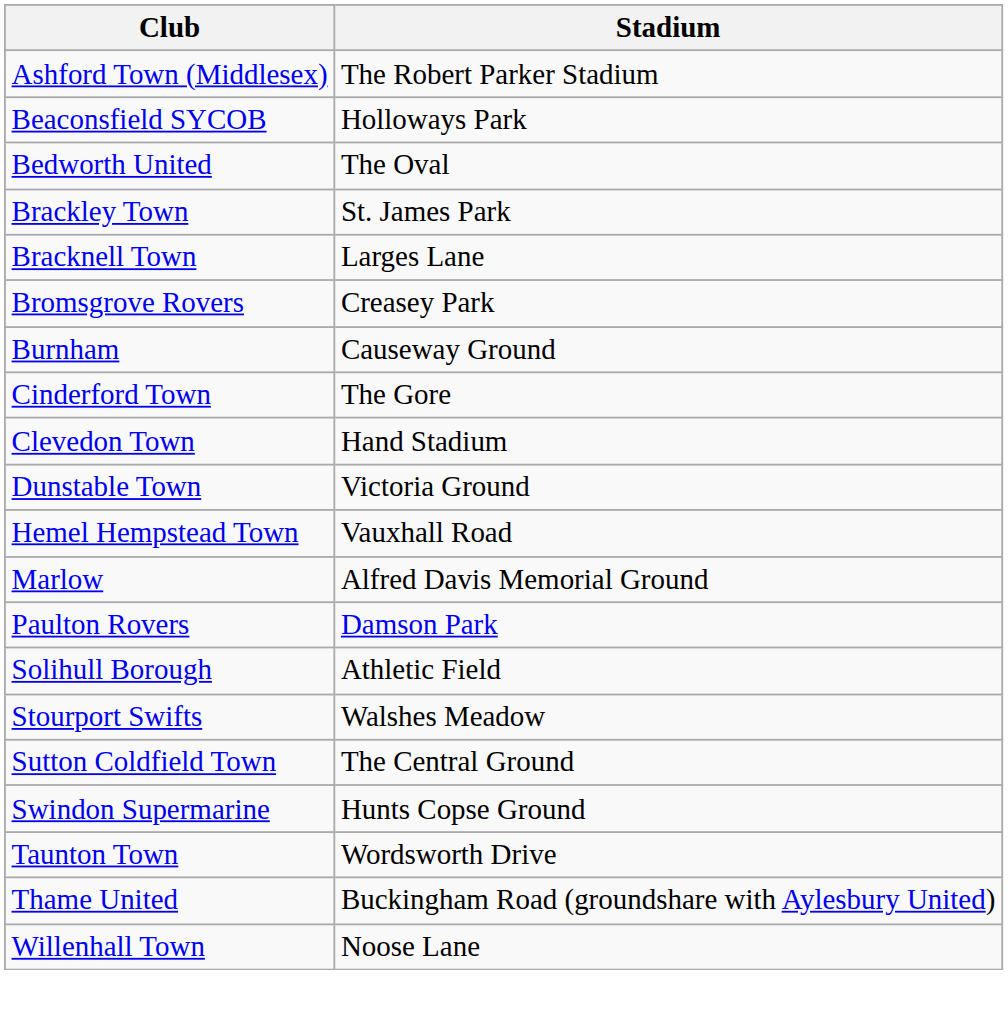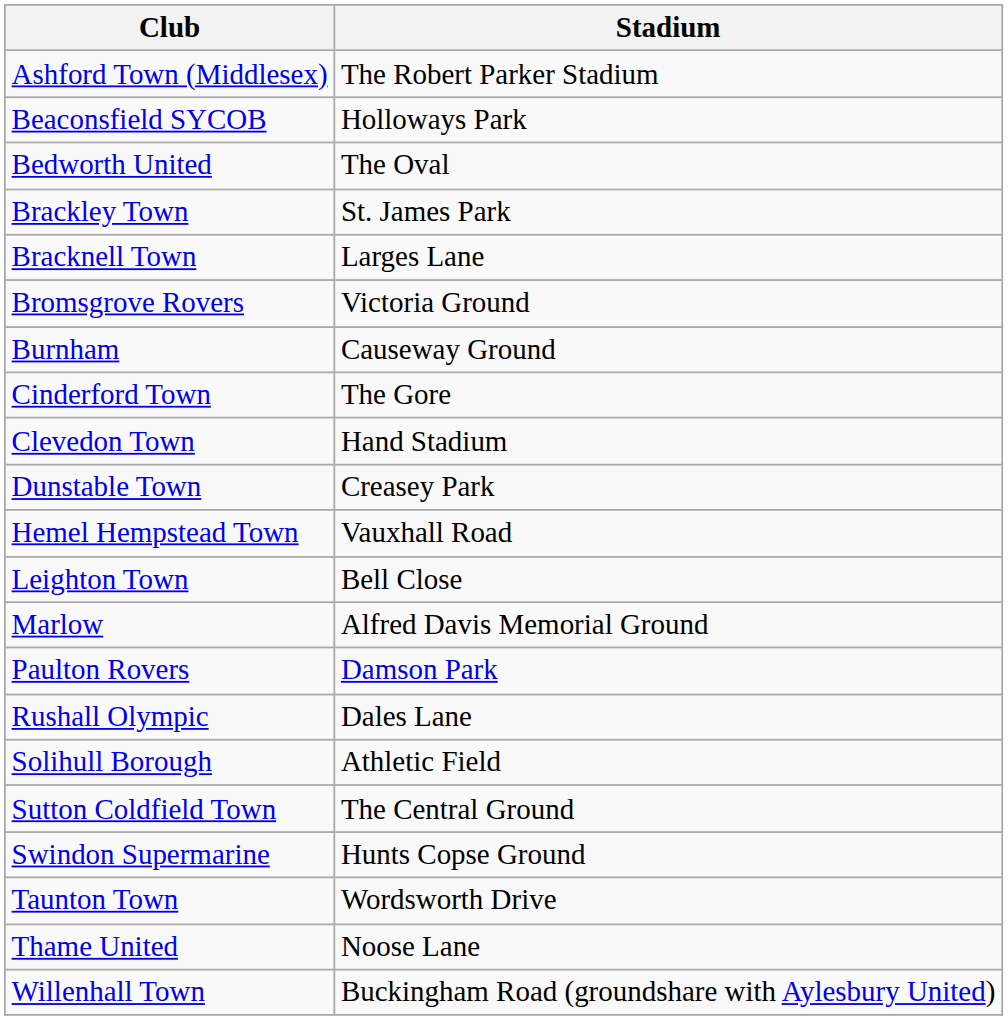(418, 303) Creasey Park -> (435, 303) Victoria Ground
(435, 486) Victoria Ground -> (418, 486) Creasey Park
+ row: (100, 578)
+ row: (110, 716)
- row: (107, 716)
(668, 900) Buckingham Road (groundshare with Aylesbury United) -> (410, 946) Noose Lane
(410, 946) Noose Lane -> (668, 991) Buckingham Road (groundshare with Aylesbury United)
